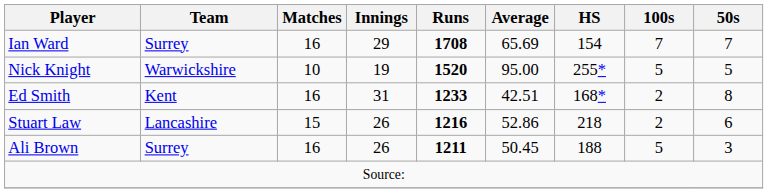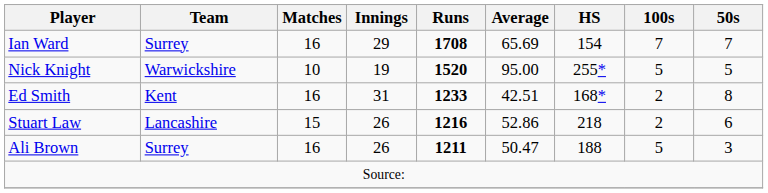(520, 148) 50.45 -> (520, 148) 50.47
